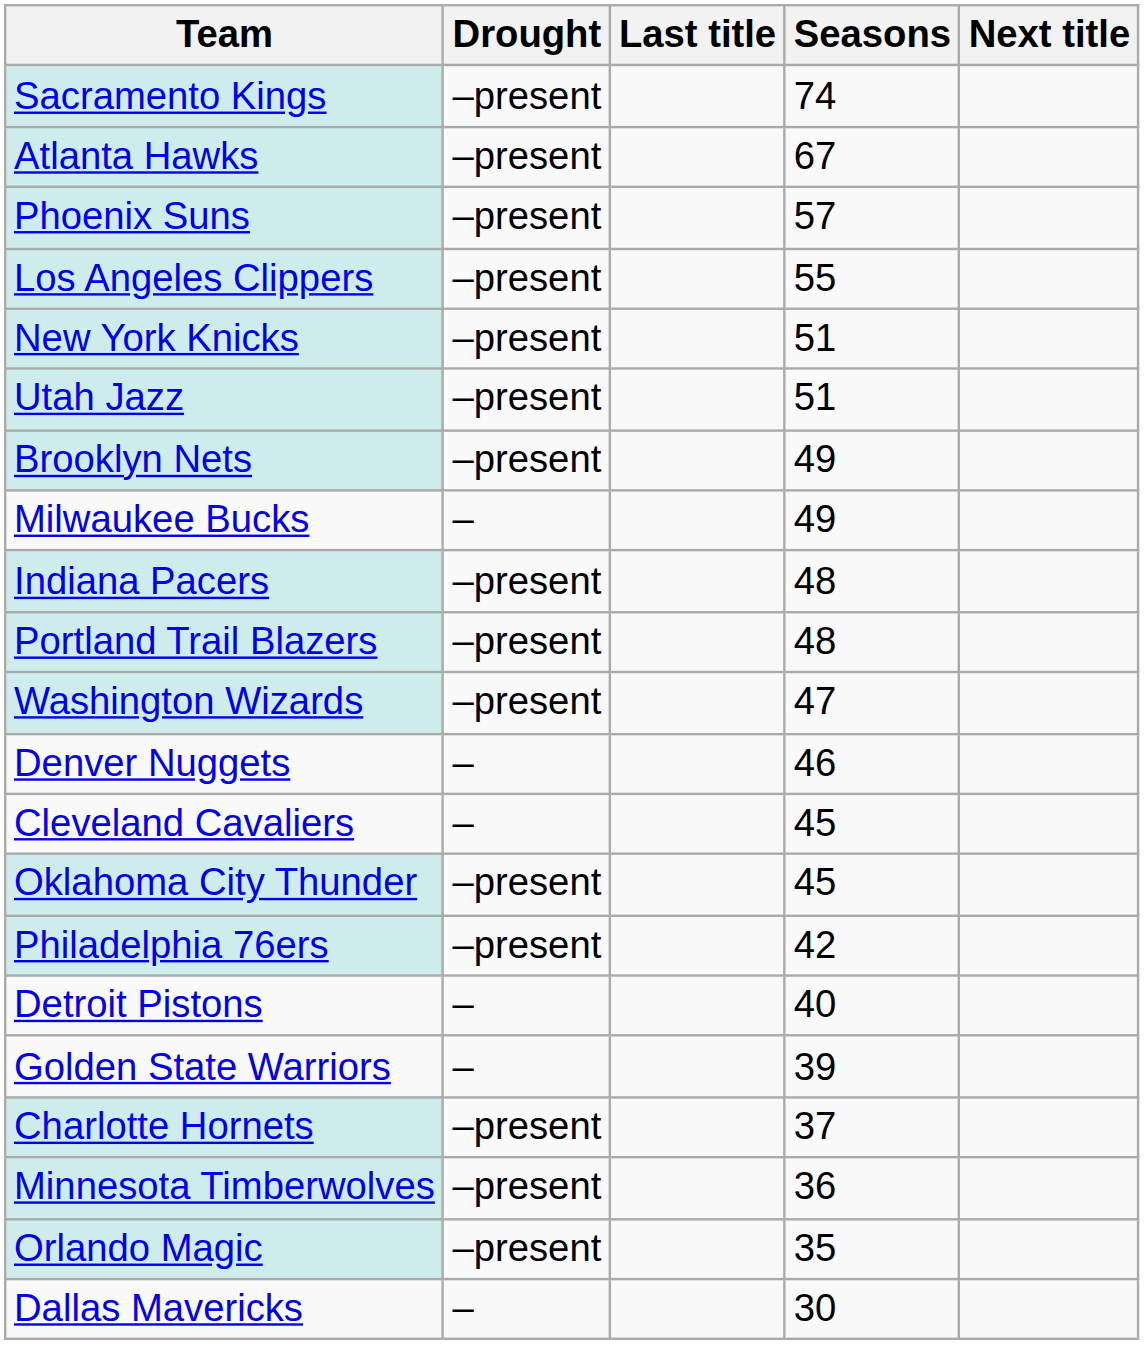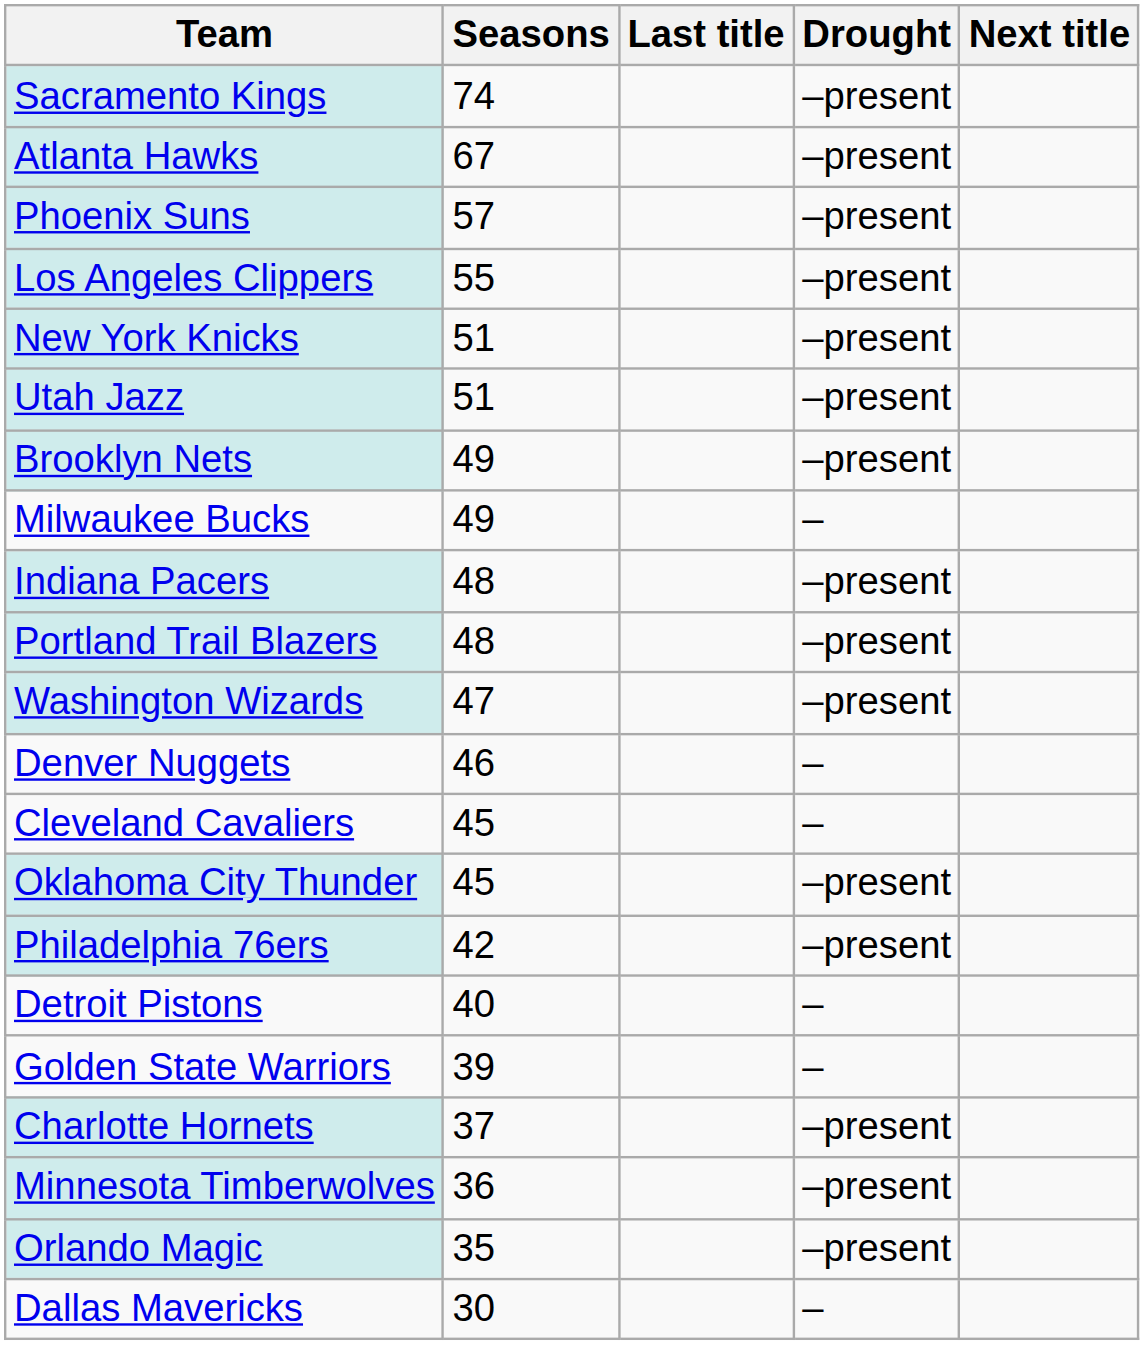columns swapped: (872, 34) <-> (527, 34)
